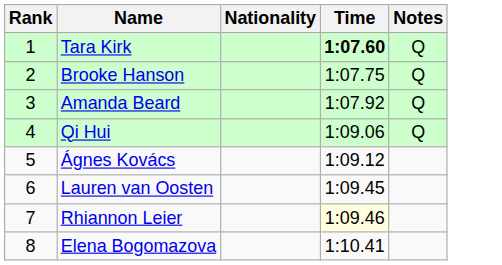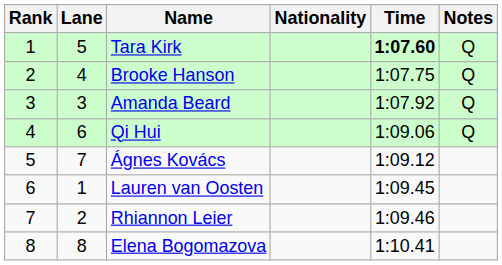+ column: (82, 18)
(355, 217) lightyellow background -> (405, 217) no background
